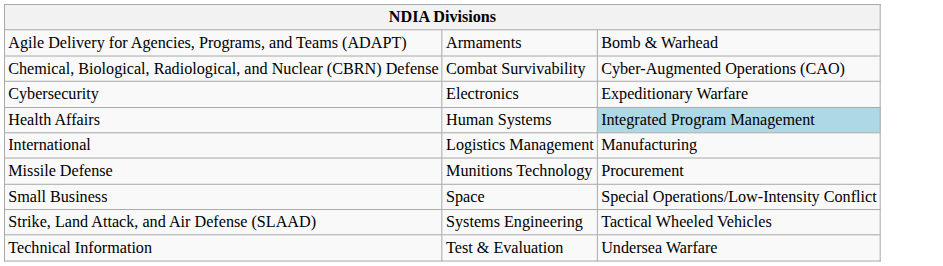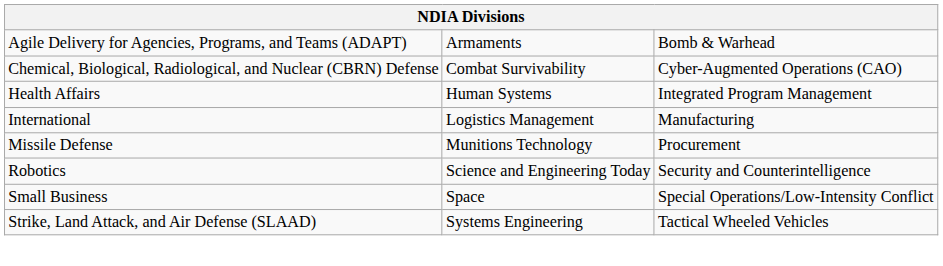- row: (54, 94)
(708, 119) lightblue background -> (765, 94) no background
+ row: (37, 171)
- row: (80, 247)
